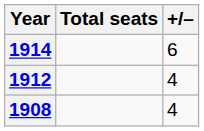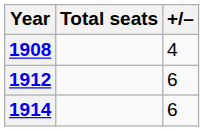rows swapped: (30, 110) <-> (30, 49)
(172, 79) 4 -> (172, 79) 6
